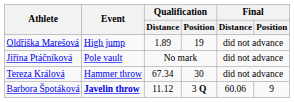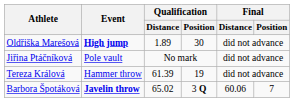(105, 43) normal -> (106, 43) bold
(199, 43) 19 -> (199, 43) 30
(163, 74) 67.34 -> (163, 74) 61.39
(199, 74) 30 -> (199, 74) 19
(163, 90) 11.12 -> (163, 90) 65.02
(272, 90) 9 -> (272, 90) 7
